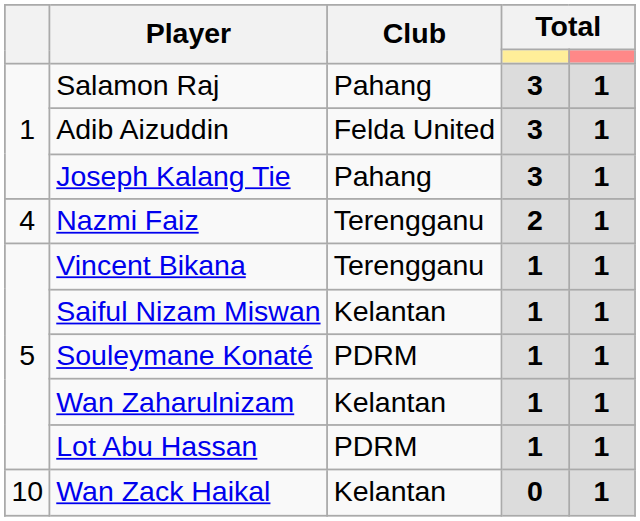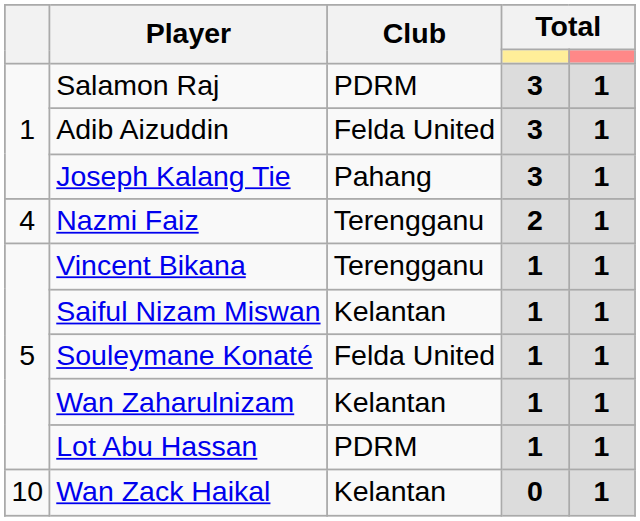(383, 85) Pahang -> (376, 85) PDRM
(376, 356) PDRM -> (414, 356) Felda United
